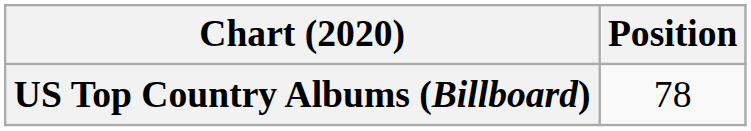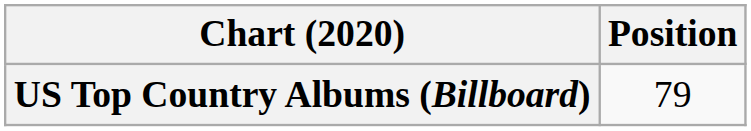(673, 93) 78 -> (673, 93) 79
